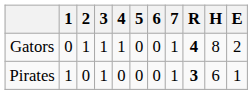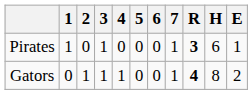rows swapped: (32, 47) <-> (32, 75)
